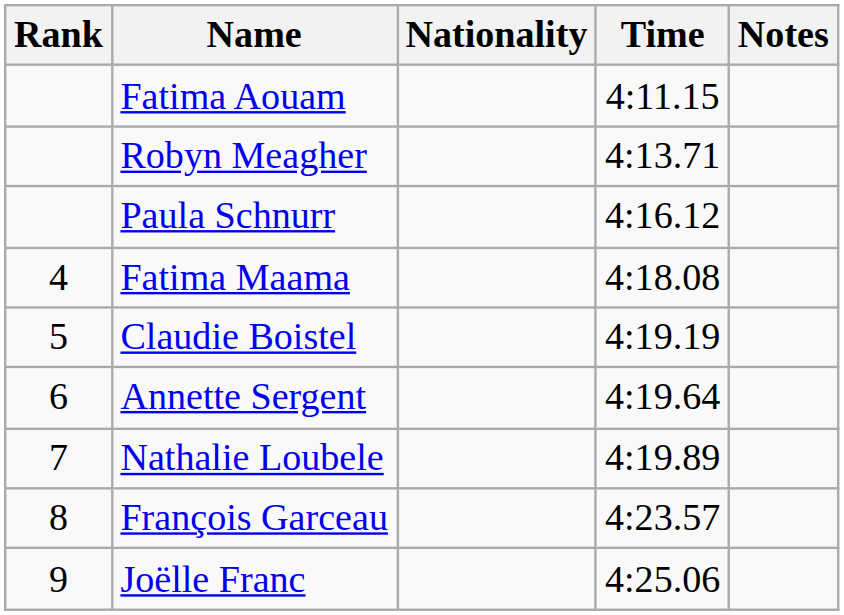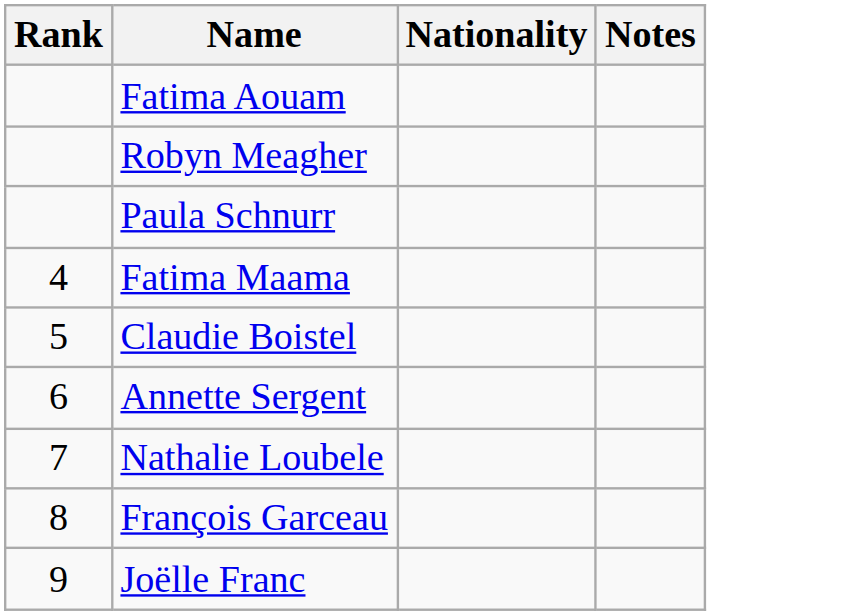- column: (663, 34)
